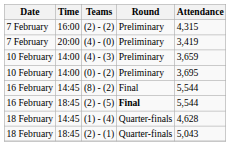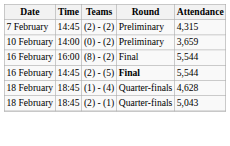(69, 27) 16:00 -> (69, 27) 14:45
- row: (99, 42)
- row: (99, 57)
(188, 73) 3,695 -> (188, 42) 3,659
(69, 88) 14:45 -> (69, 57) 16:00
(69, 103) 18:45 -> (69, 73) 14:45
(69, 118) 14:45 -> (69, 88) 18:45
